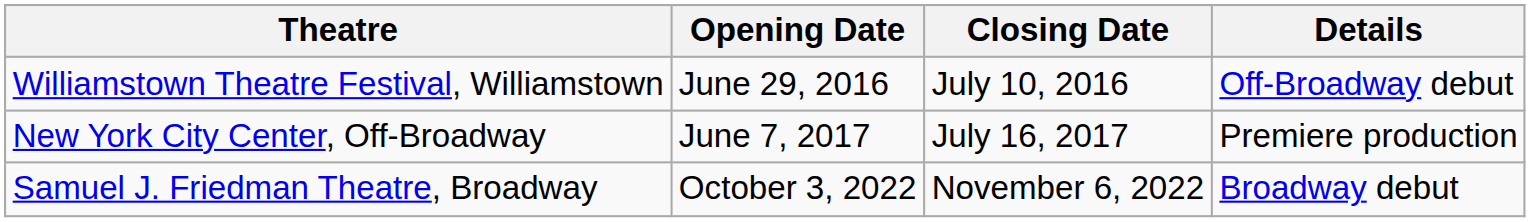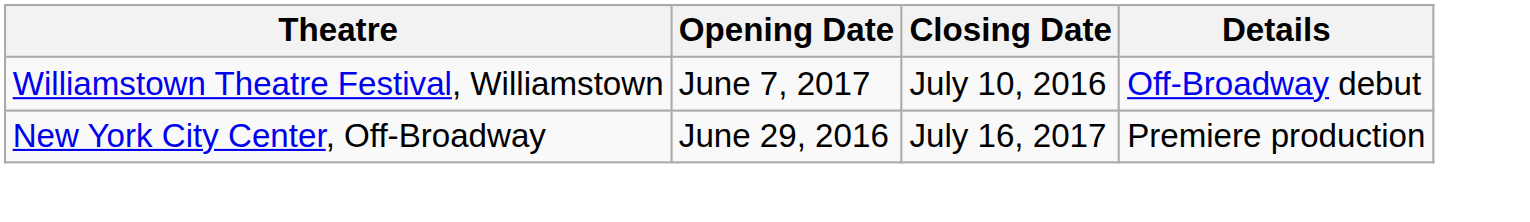(784, 83) June 29, 2016 -> (775, 83) June 7, 2017
(775, 135) June 7, 2017 -> (784, 135) June 29, 2016
- row: (305, 188)
